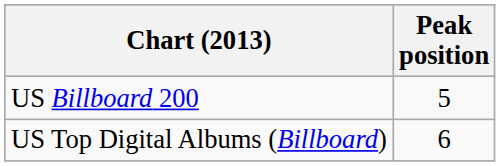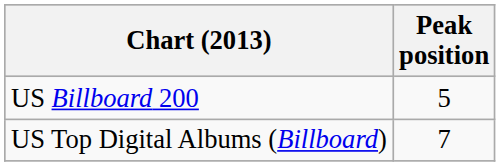(444, 139) 6 -> (444, 139) 7
